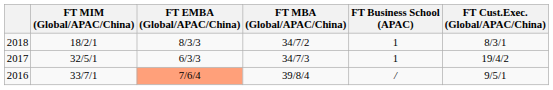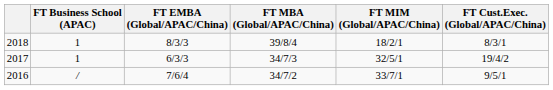columns swapped: (395, 19) <-> (84, 19)
(296, 42) 34/7/2 -> (283, 42) 39/8/4
(190, 76) lightsalmon background -> (177, 76) no background
(296, 76) 39/8/4 -> (283, 76) 34/7/2
